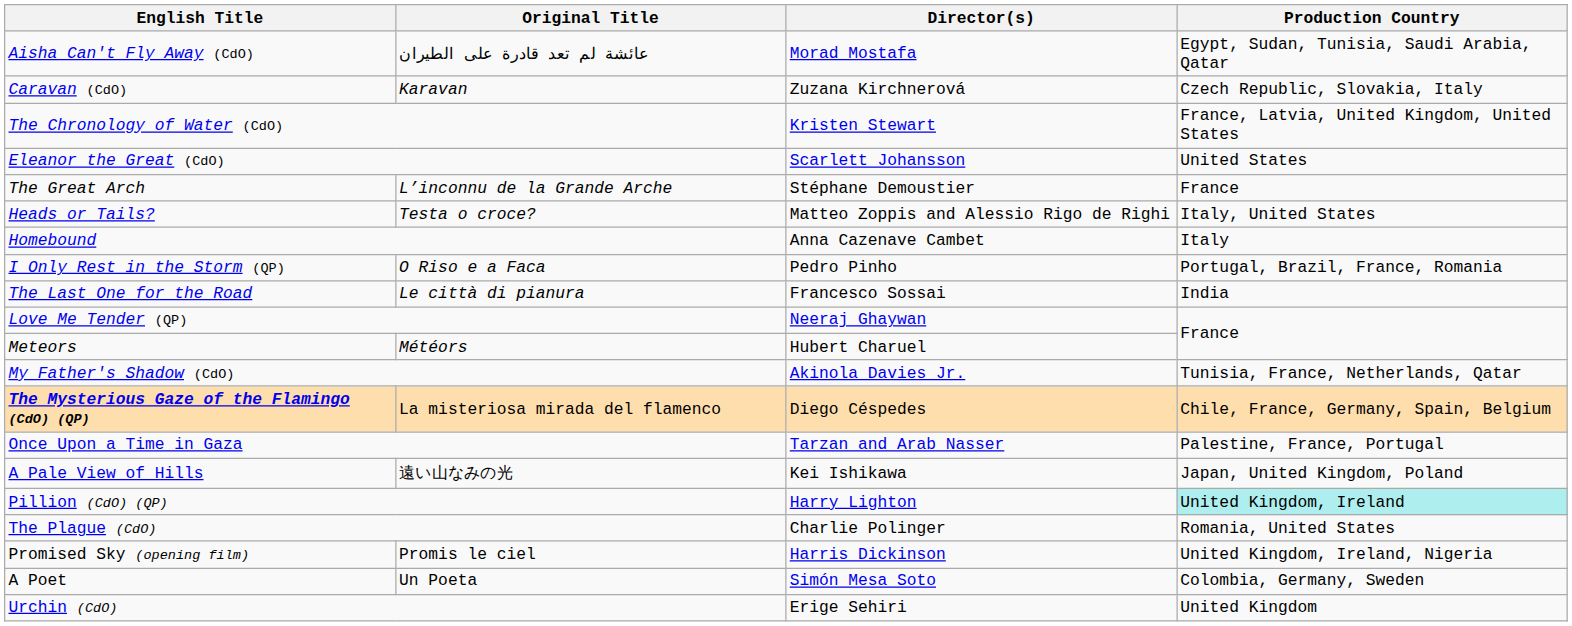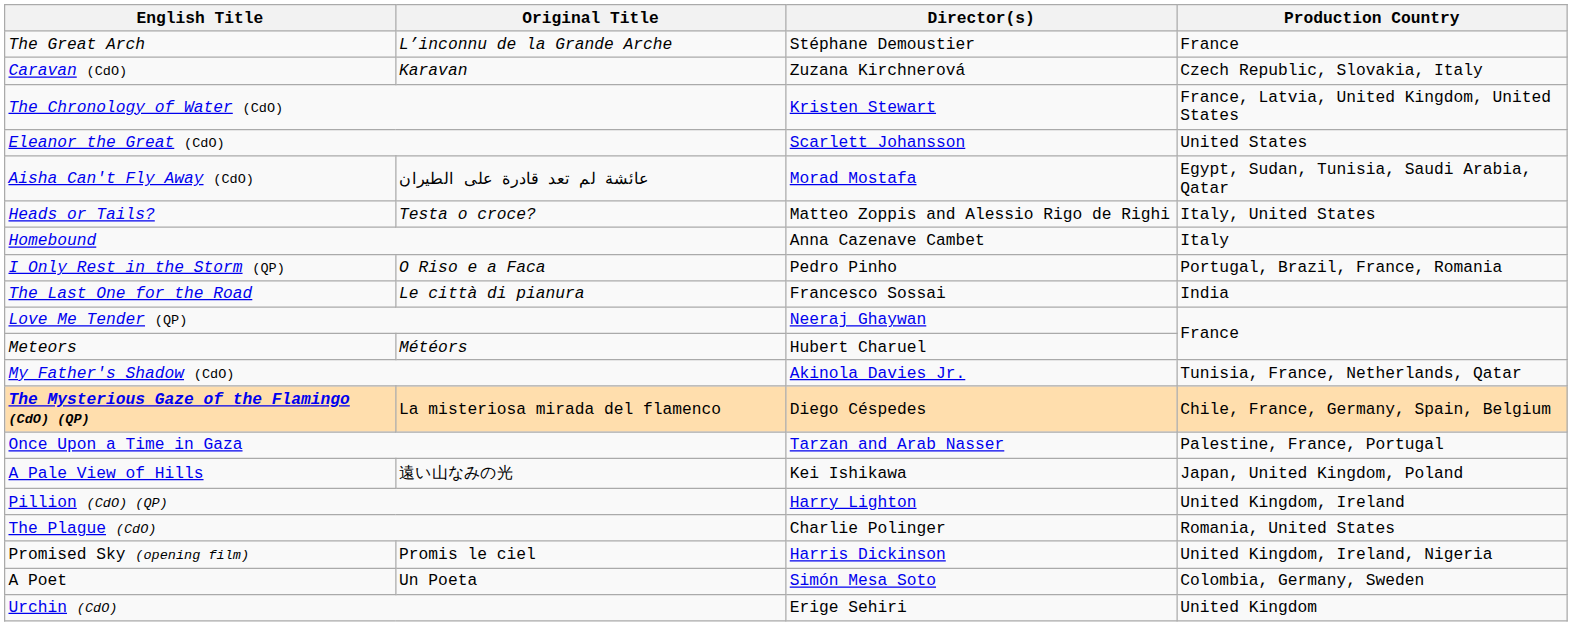rows swapped: (131, 54) <-> (77, 188)
(1293, 502) paleturquoise background -> (1293, 502) no background
